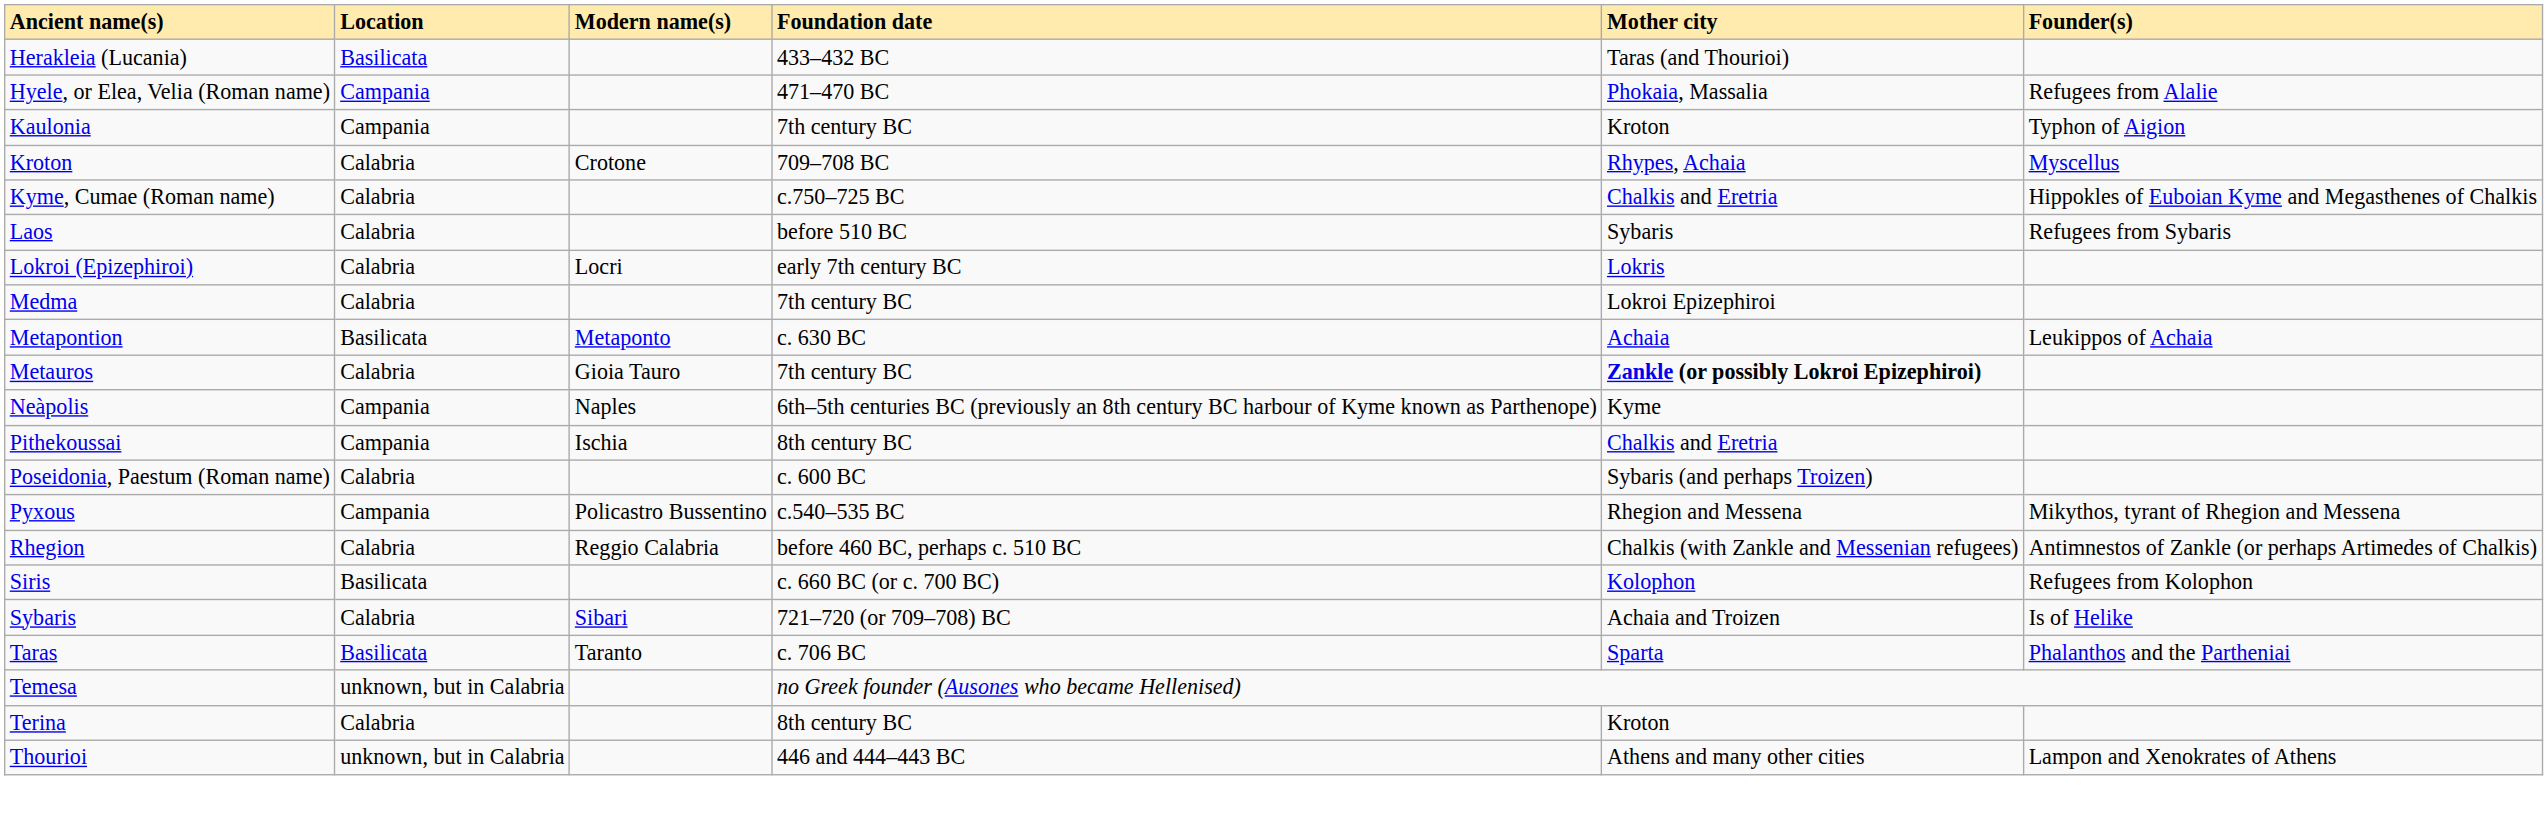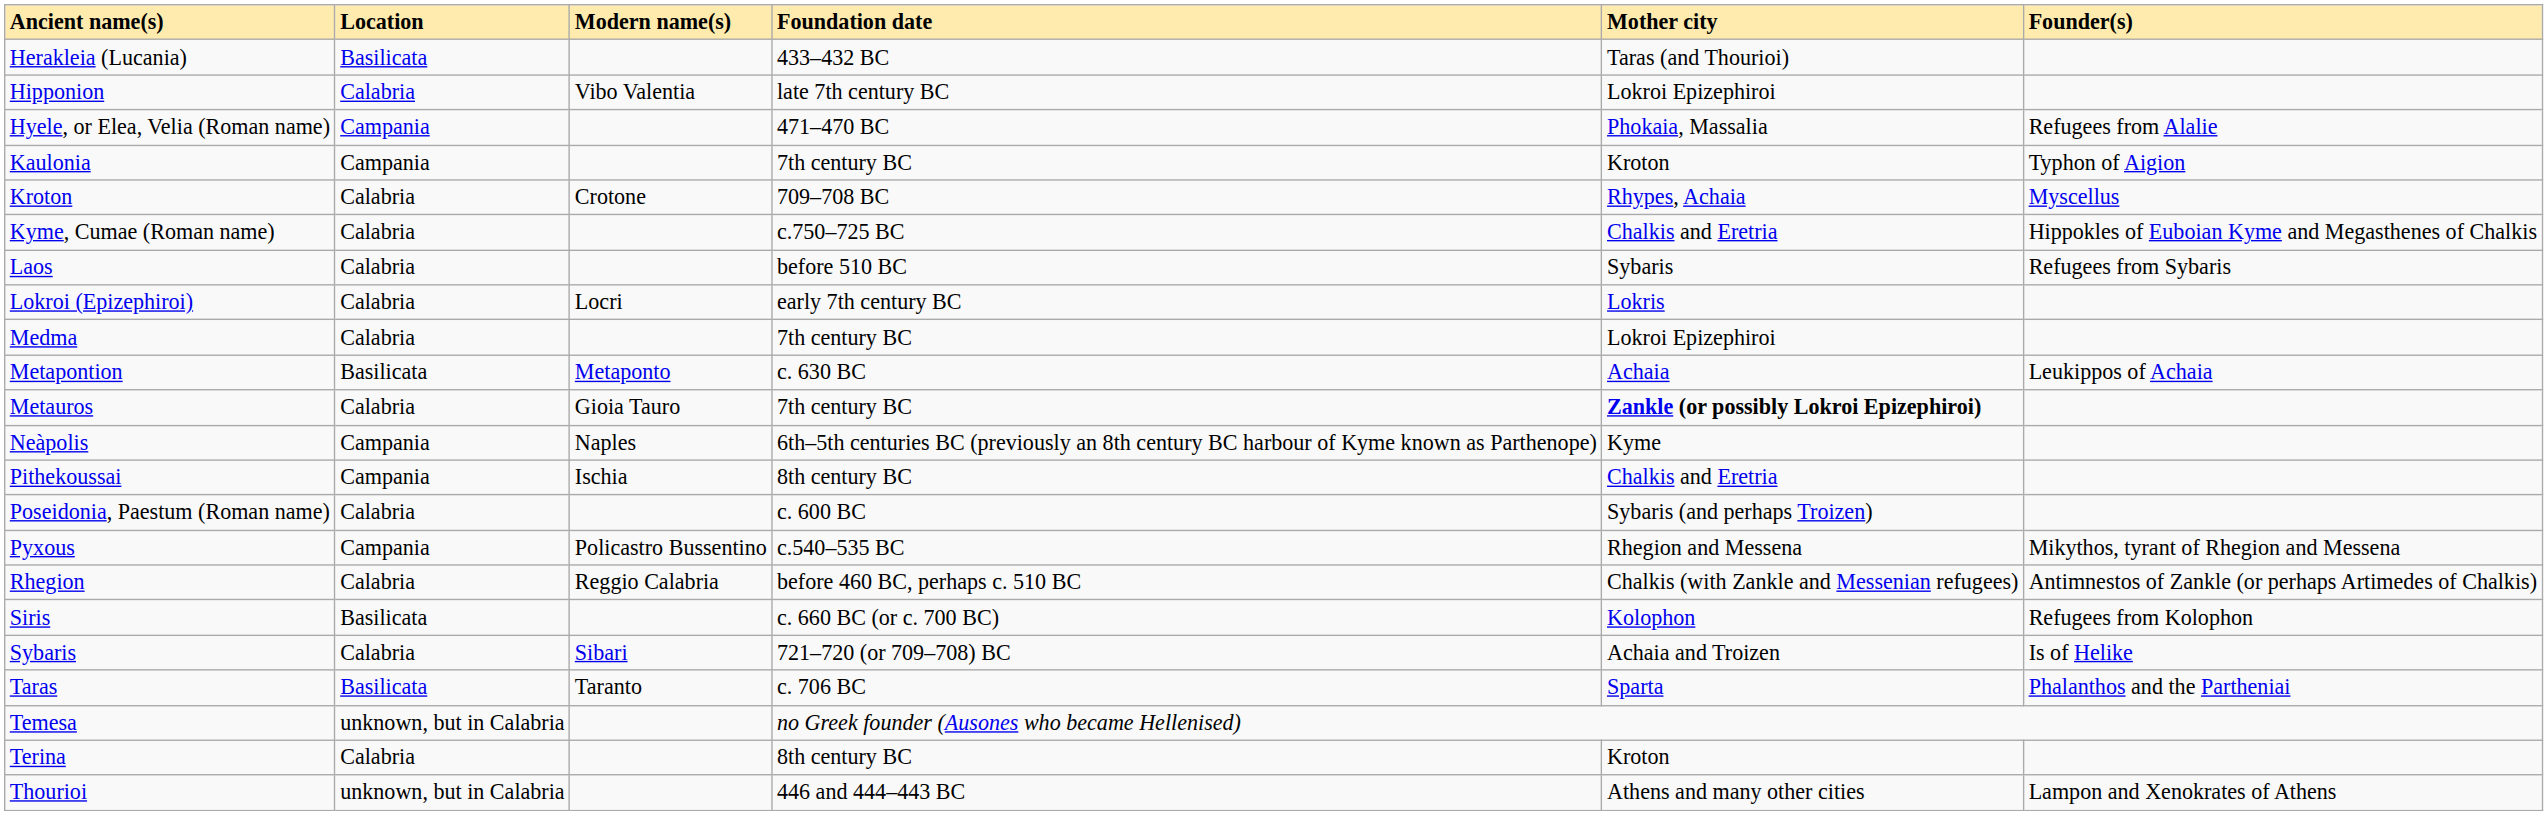+ row: (57, 92)
